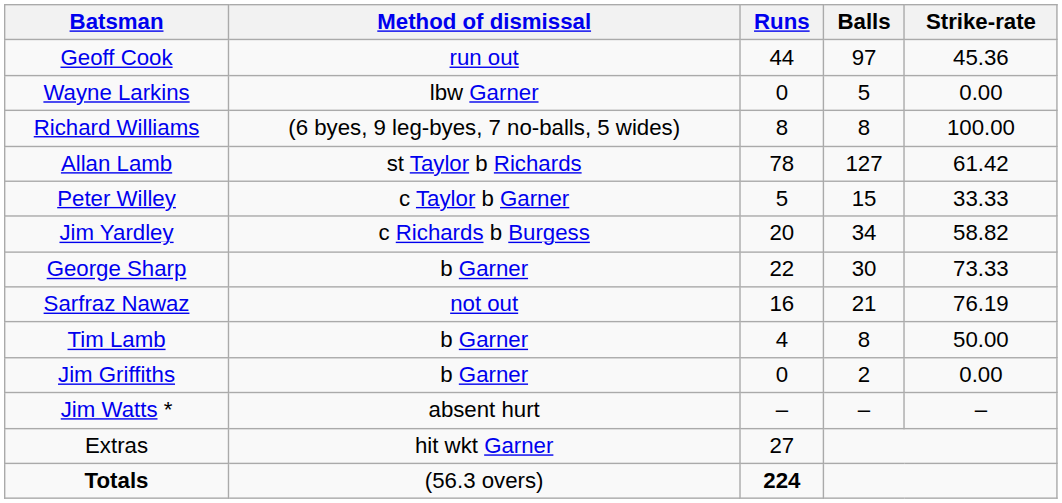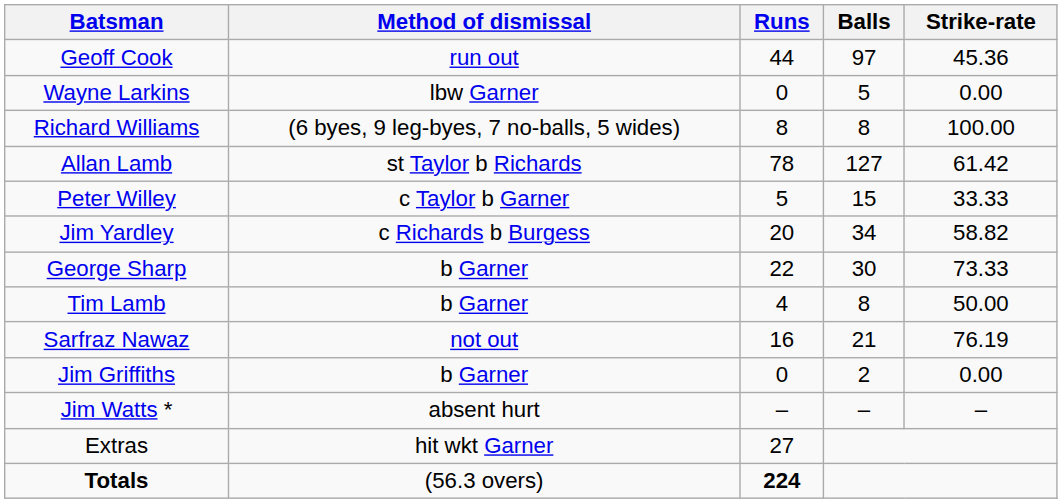rows swapped: (117, 304) <-> (117, 339)
